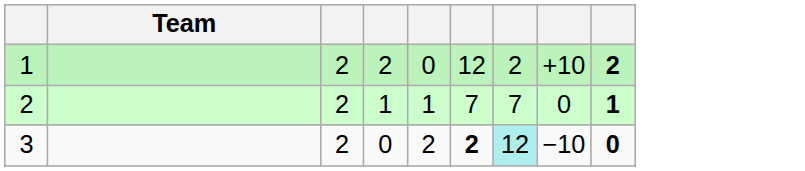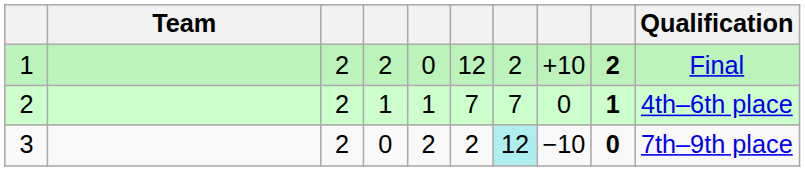+ column: (717, 24)
(472, 144) bold -> (472, 144) normal
